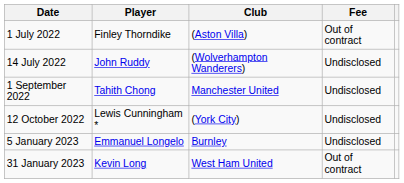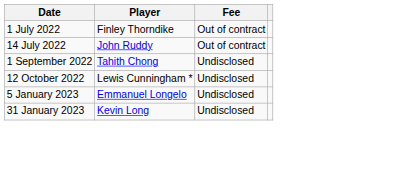- column: (255, 12)
(353, 63) Undisclosed -> (231, 45) Out of contract
(343, 164) Out of contract -> (226, 111) Undisclosed
